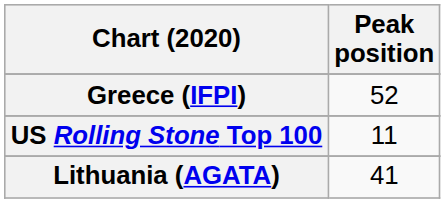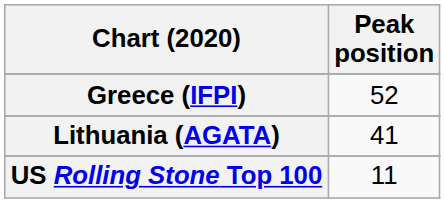rows swapped: (166, 176) <-> (167, 135)
